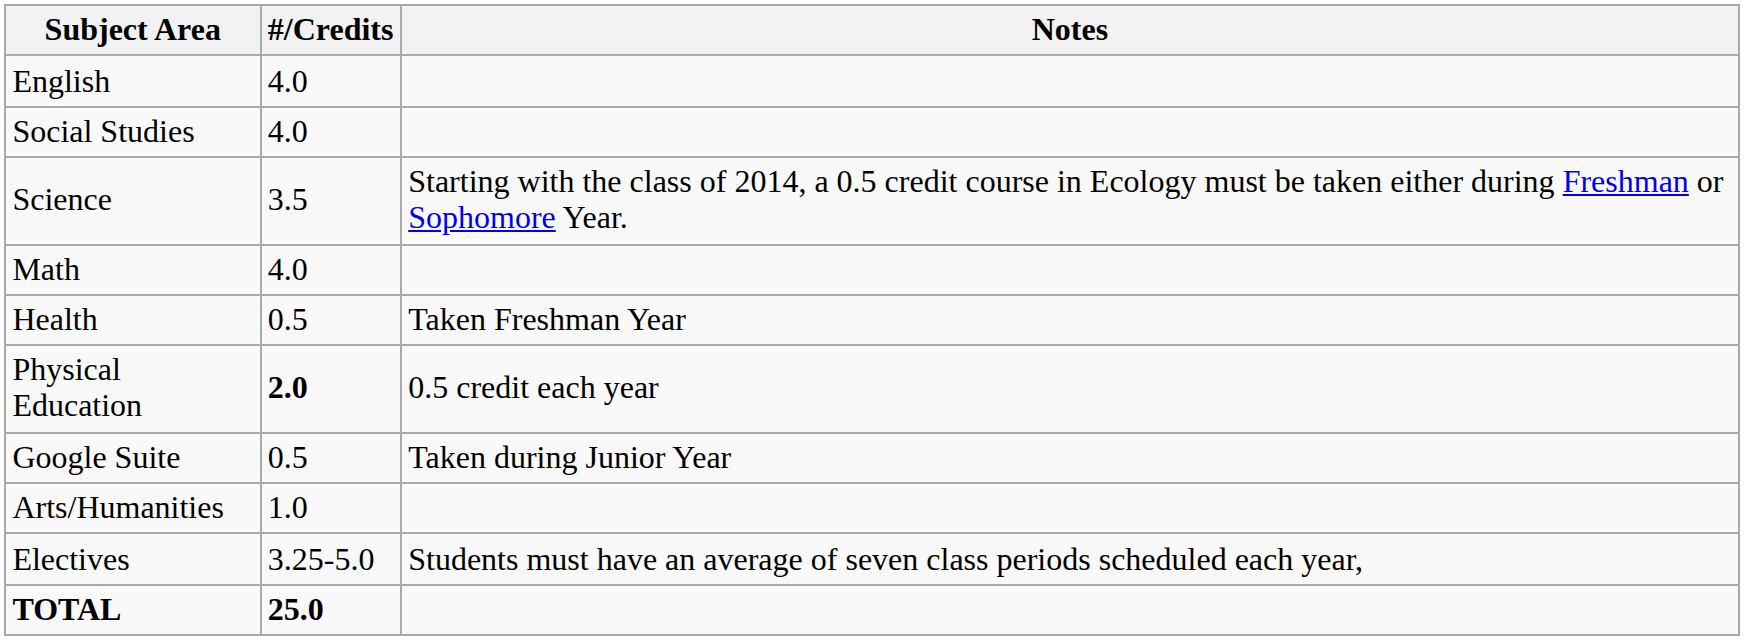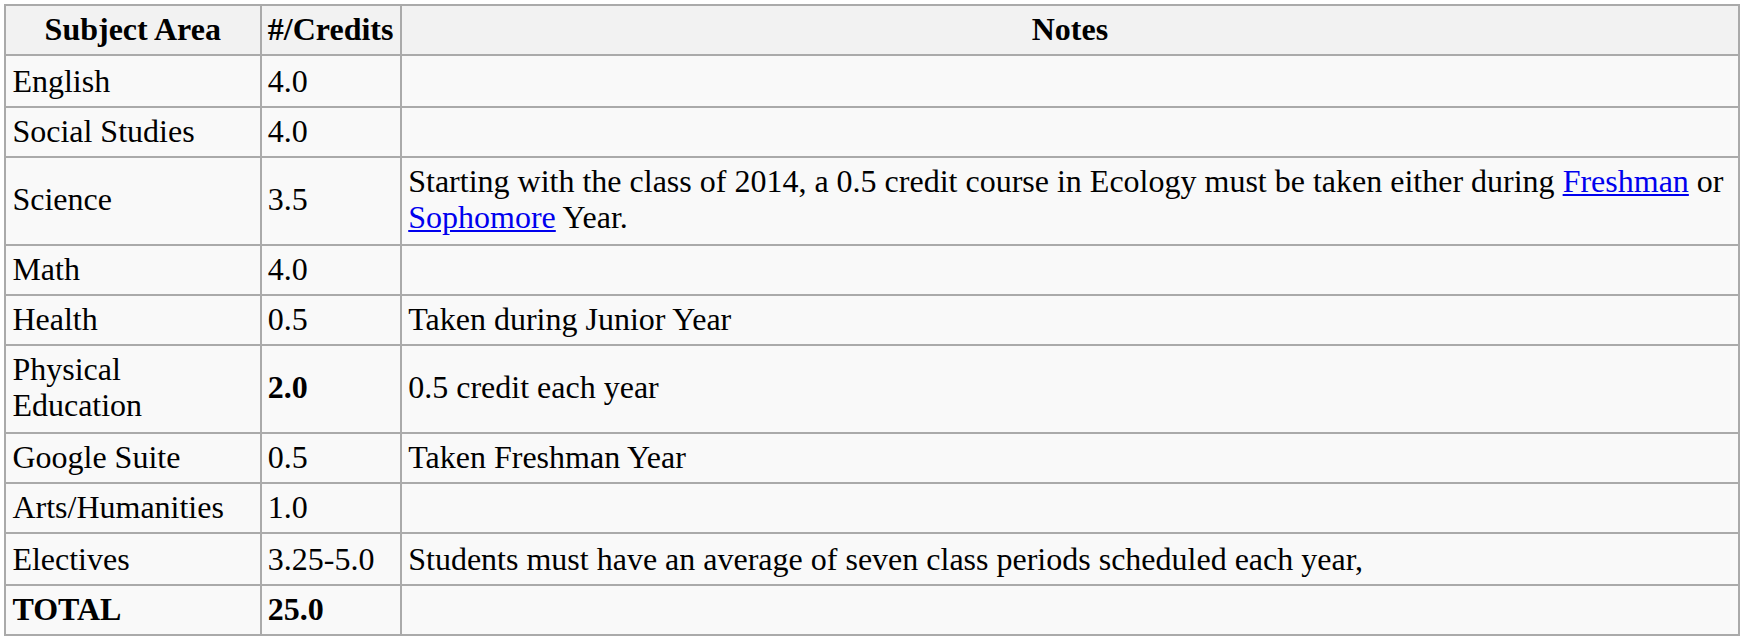(547, 319) Taken Freshman Year -> (570, 319) Taken during Junior Year
(570, 457) Taken during Junior Year -> (547, 457) Taken Freshman Year
